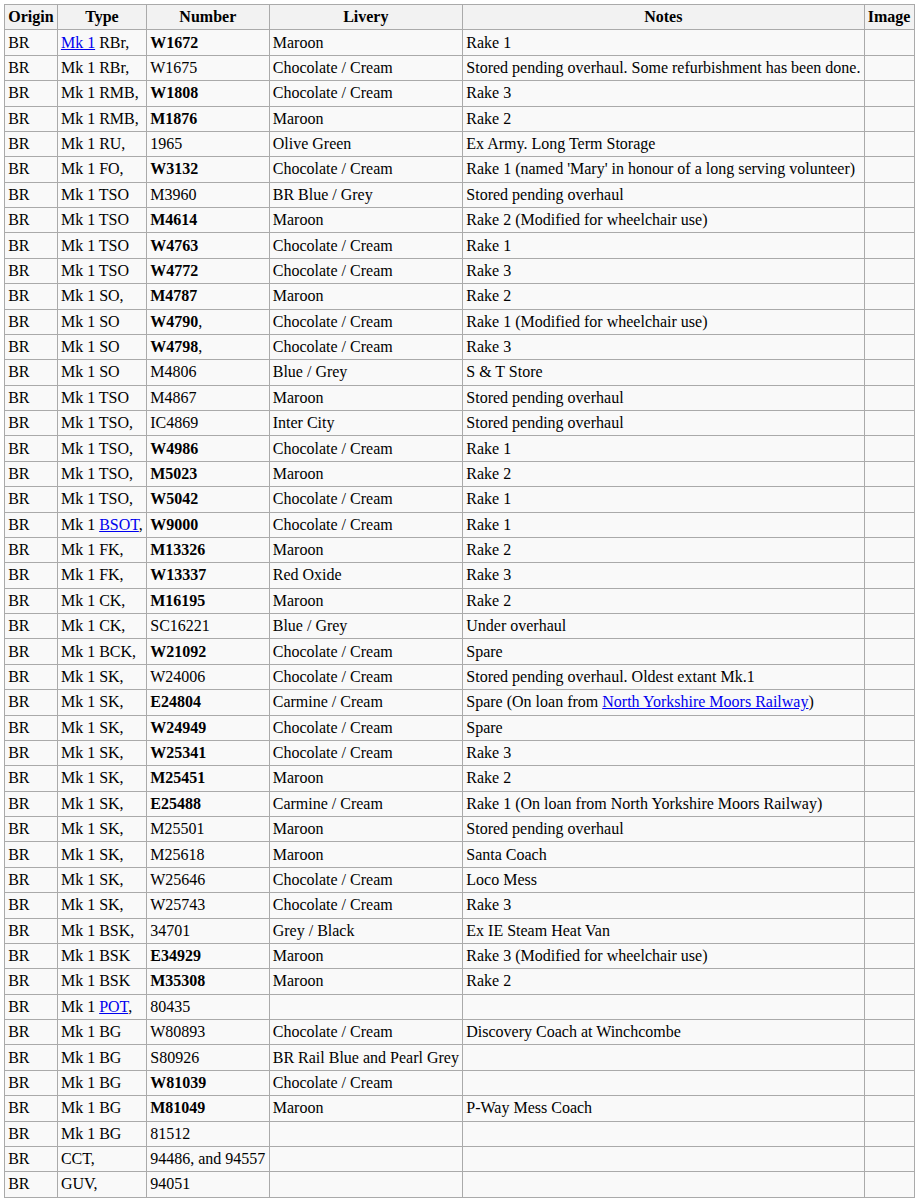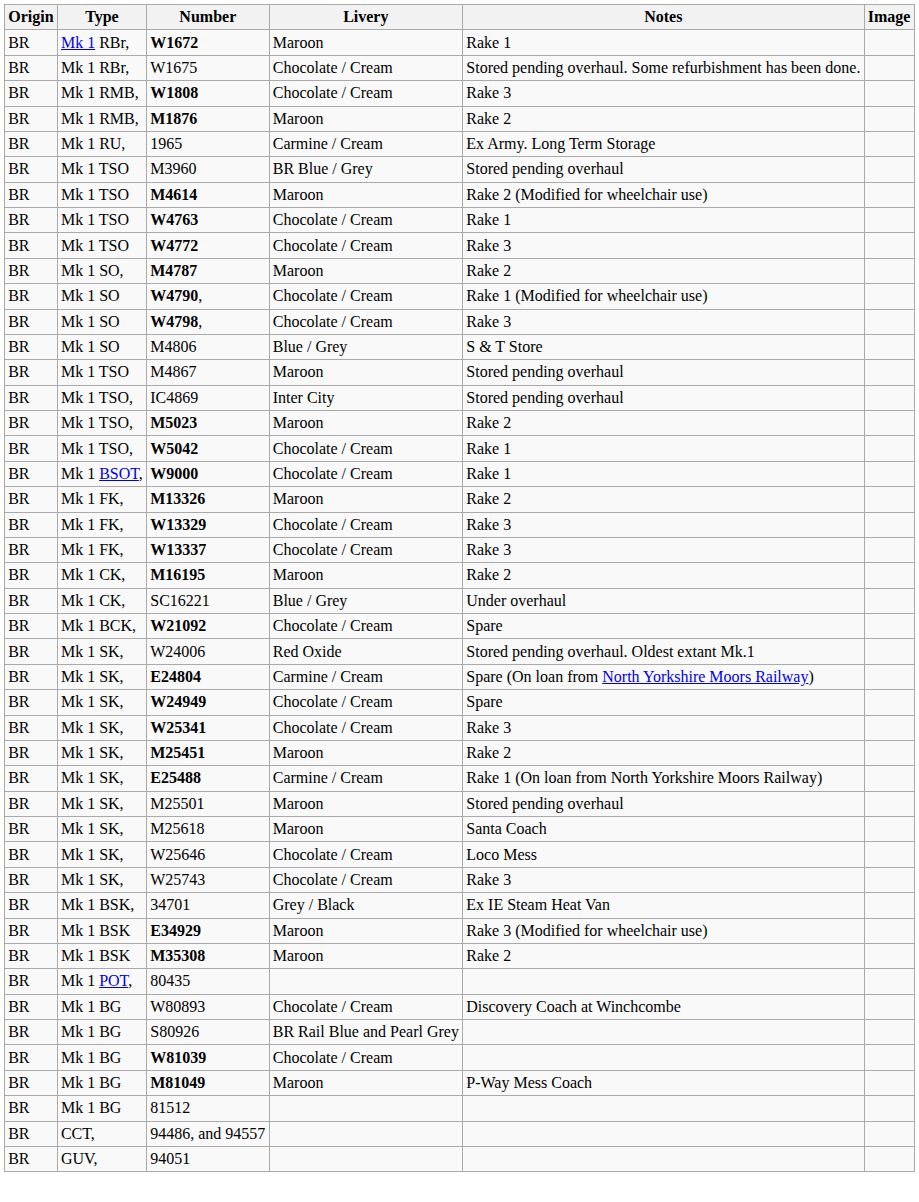(312, 144) Olive Green -> (328, 144) Carmine / Cream
- row: (174, 169)
- row: (174, 448)
+ row: (178, 524)
(307, 575) Red Oxide -> (333, 550) Chocolate / Cream
(333, 676) Chocolate / Cream -> (307, 651) Red Oxide
